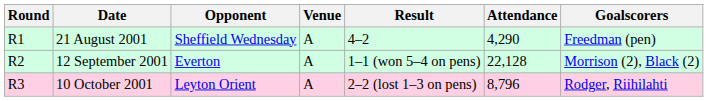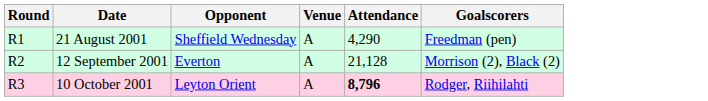- column: (414, 15)
(507, 61) 22,128 -> (367, 61) 21,128
(503, 84) normal -> (364, 84) bold
